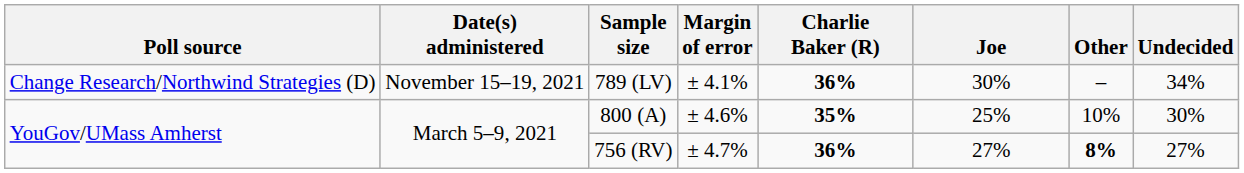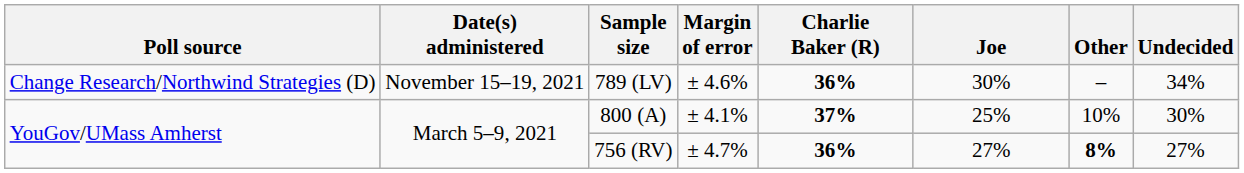(717, 81) ± 4.1% -> (717, 81) ± 4.6%
(717, 116) ± 4.6% -> (717, 116) ± 4.1%
(835, 116) 35% -> (835, 116) 37%
